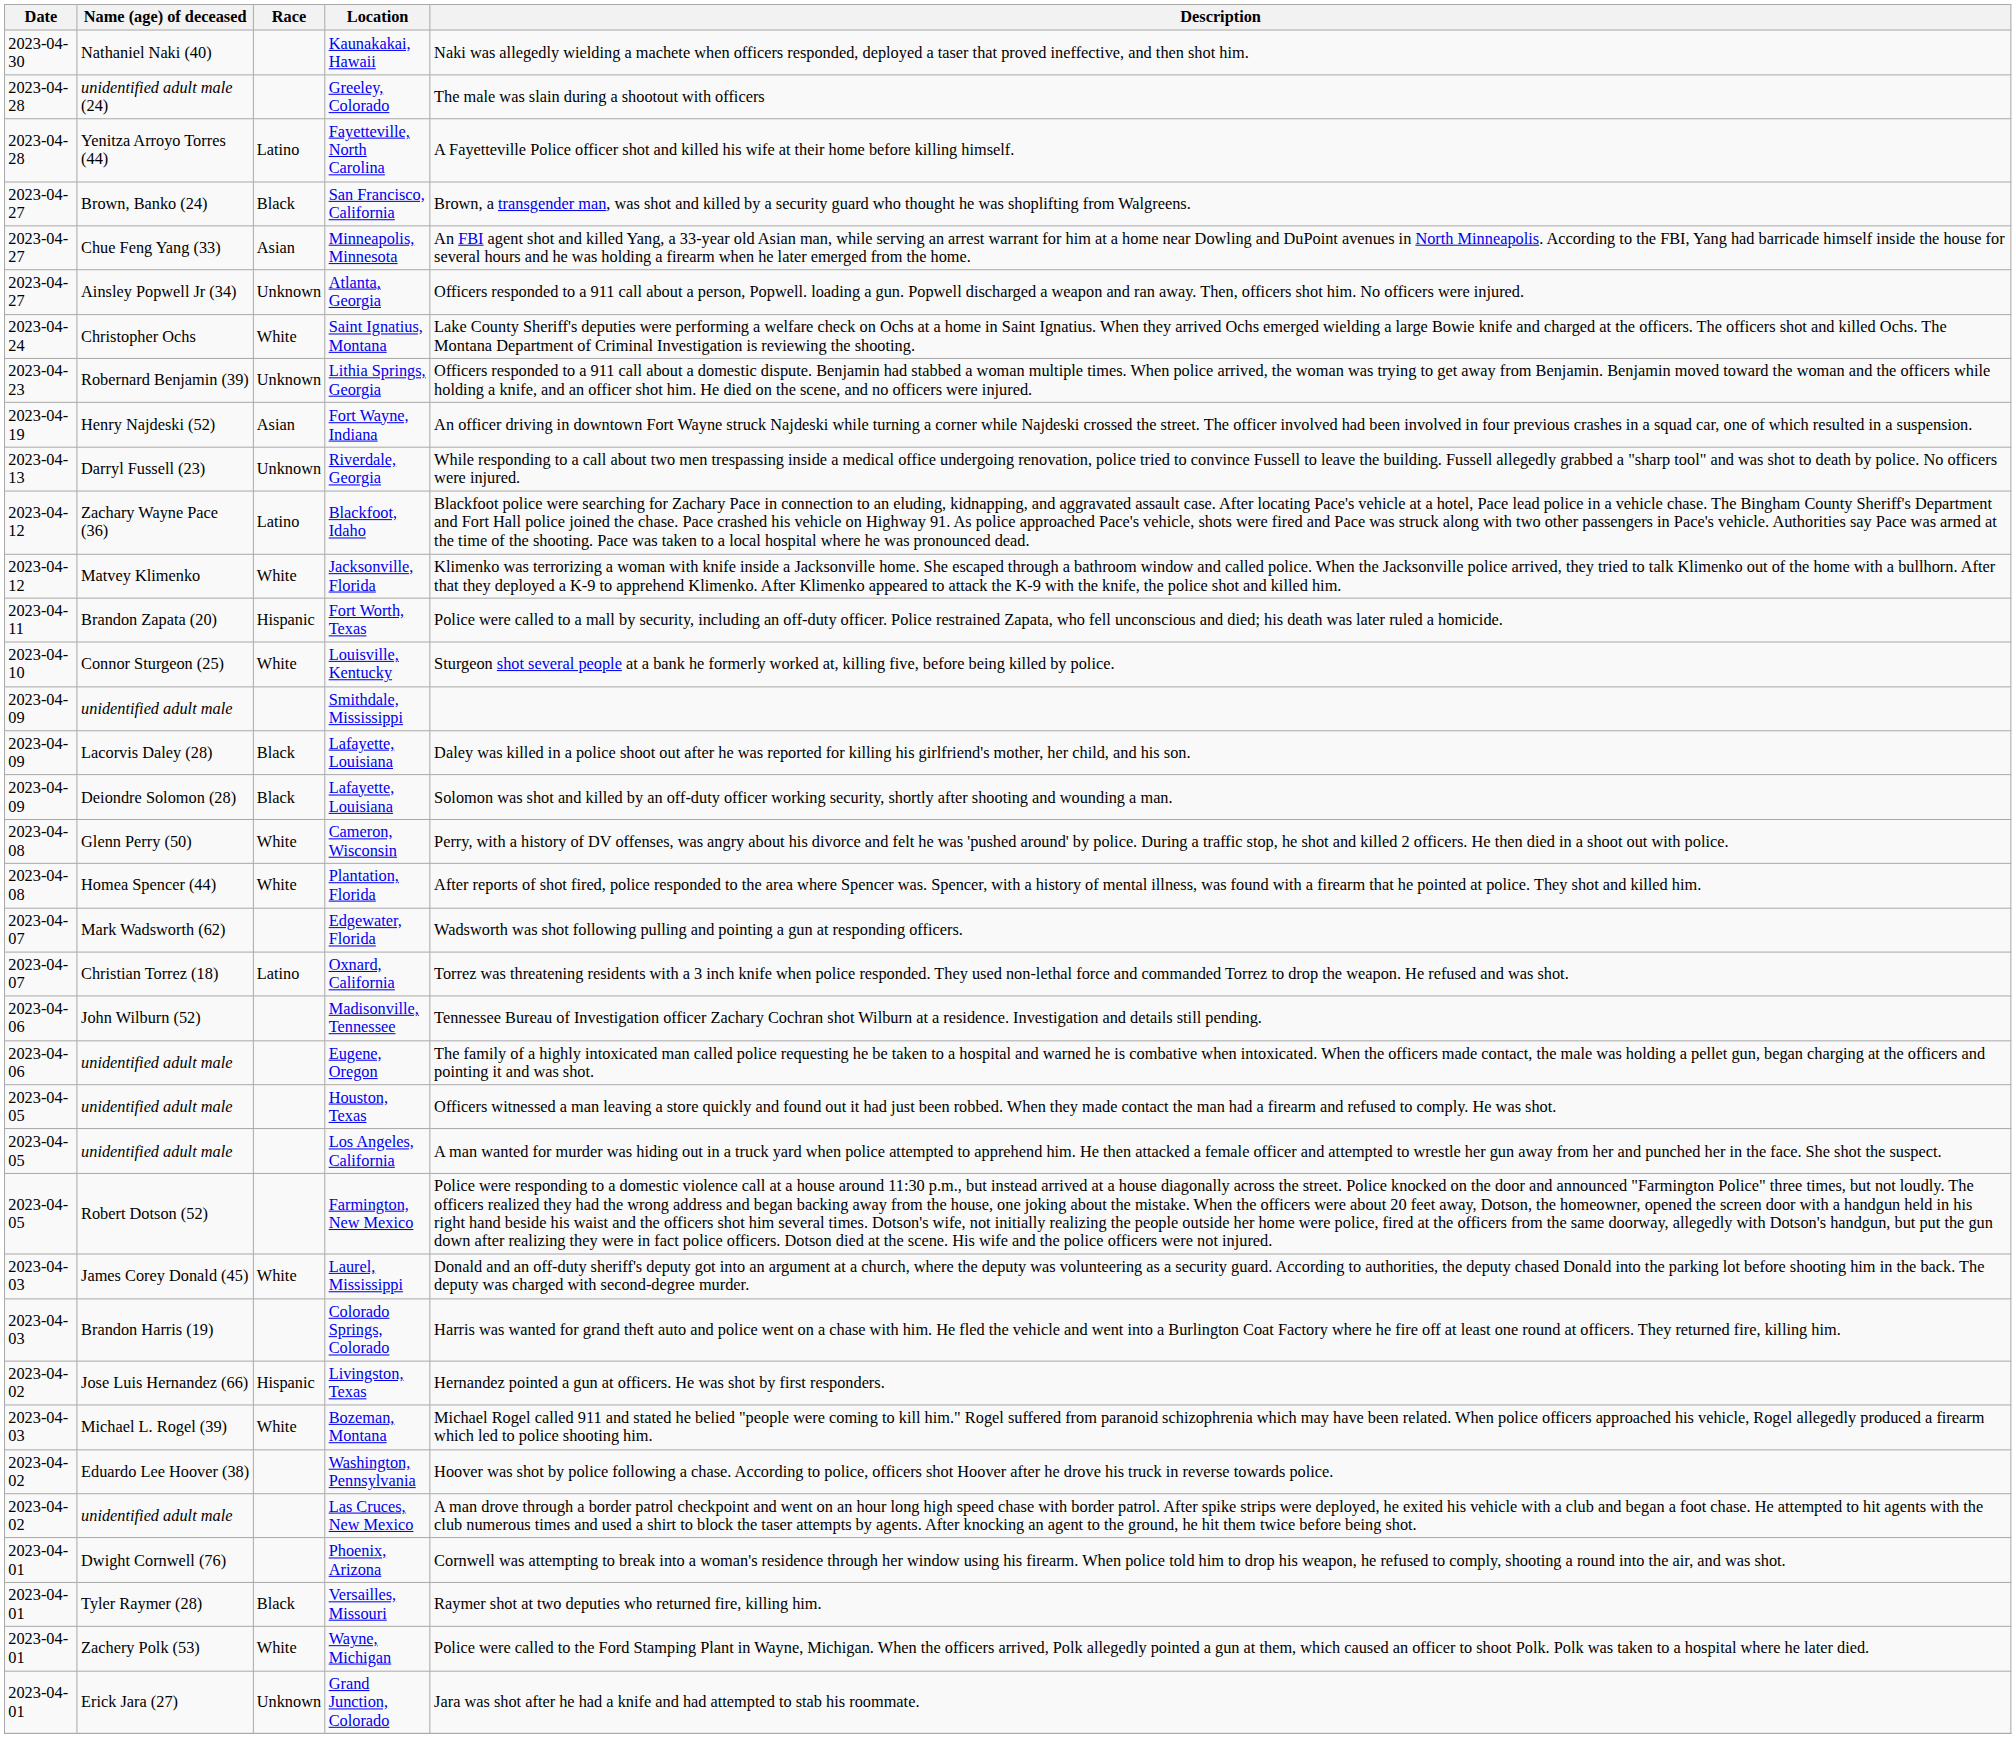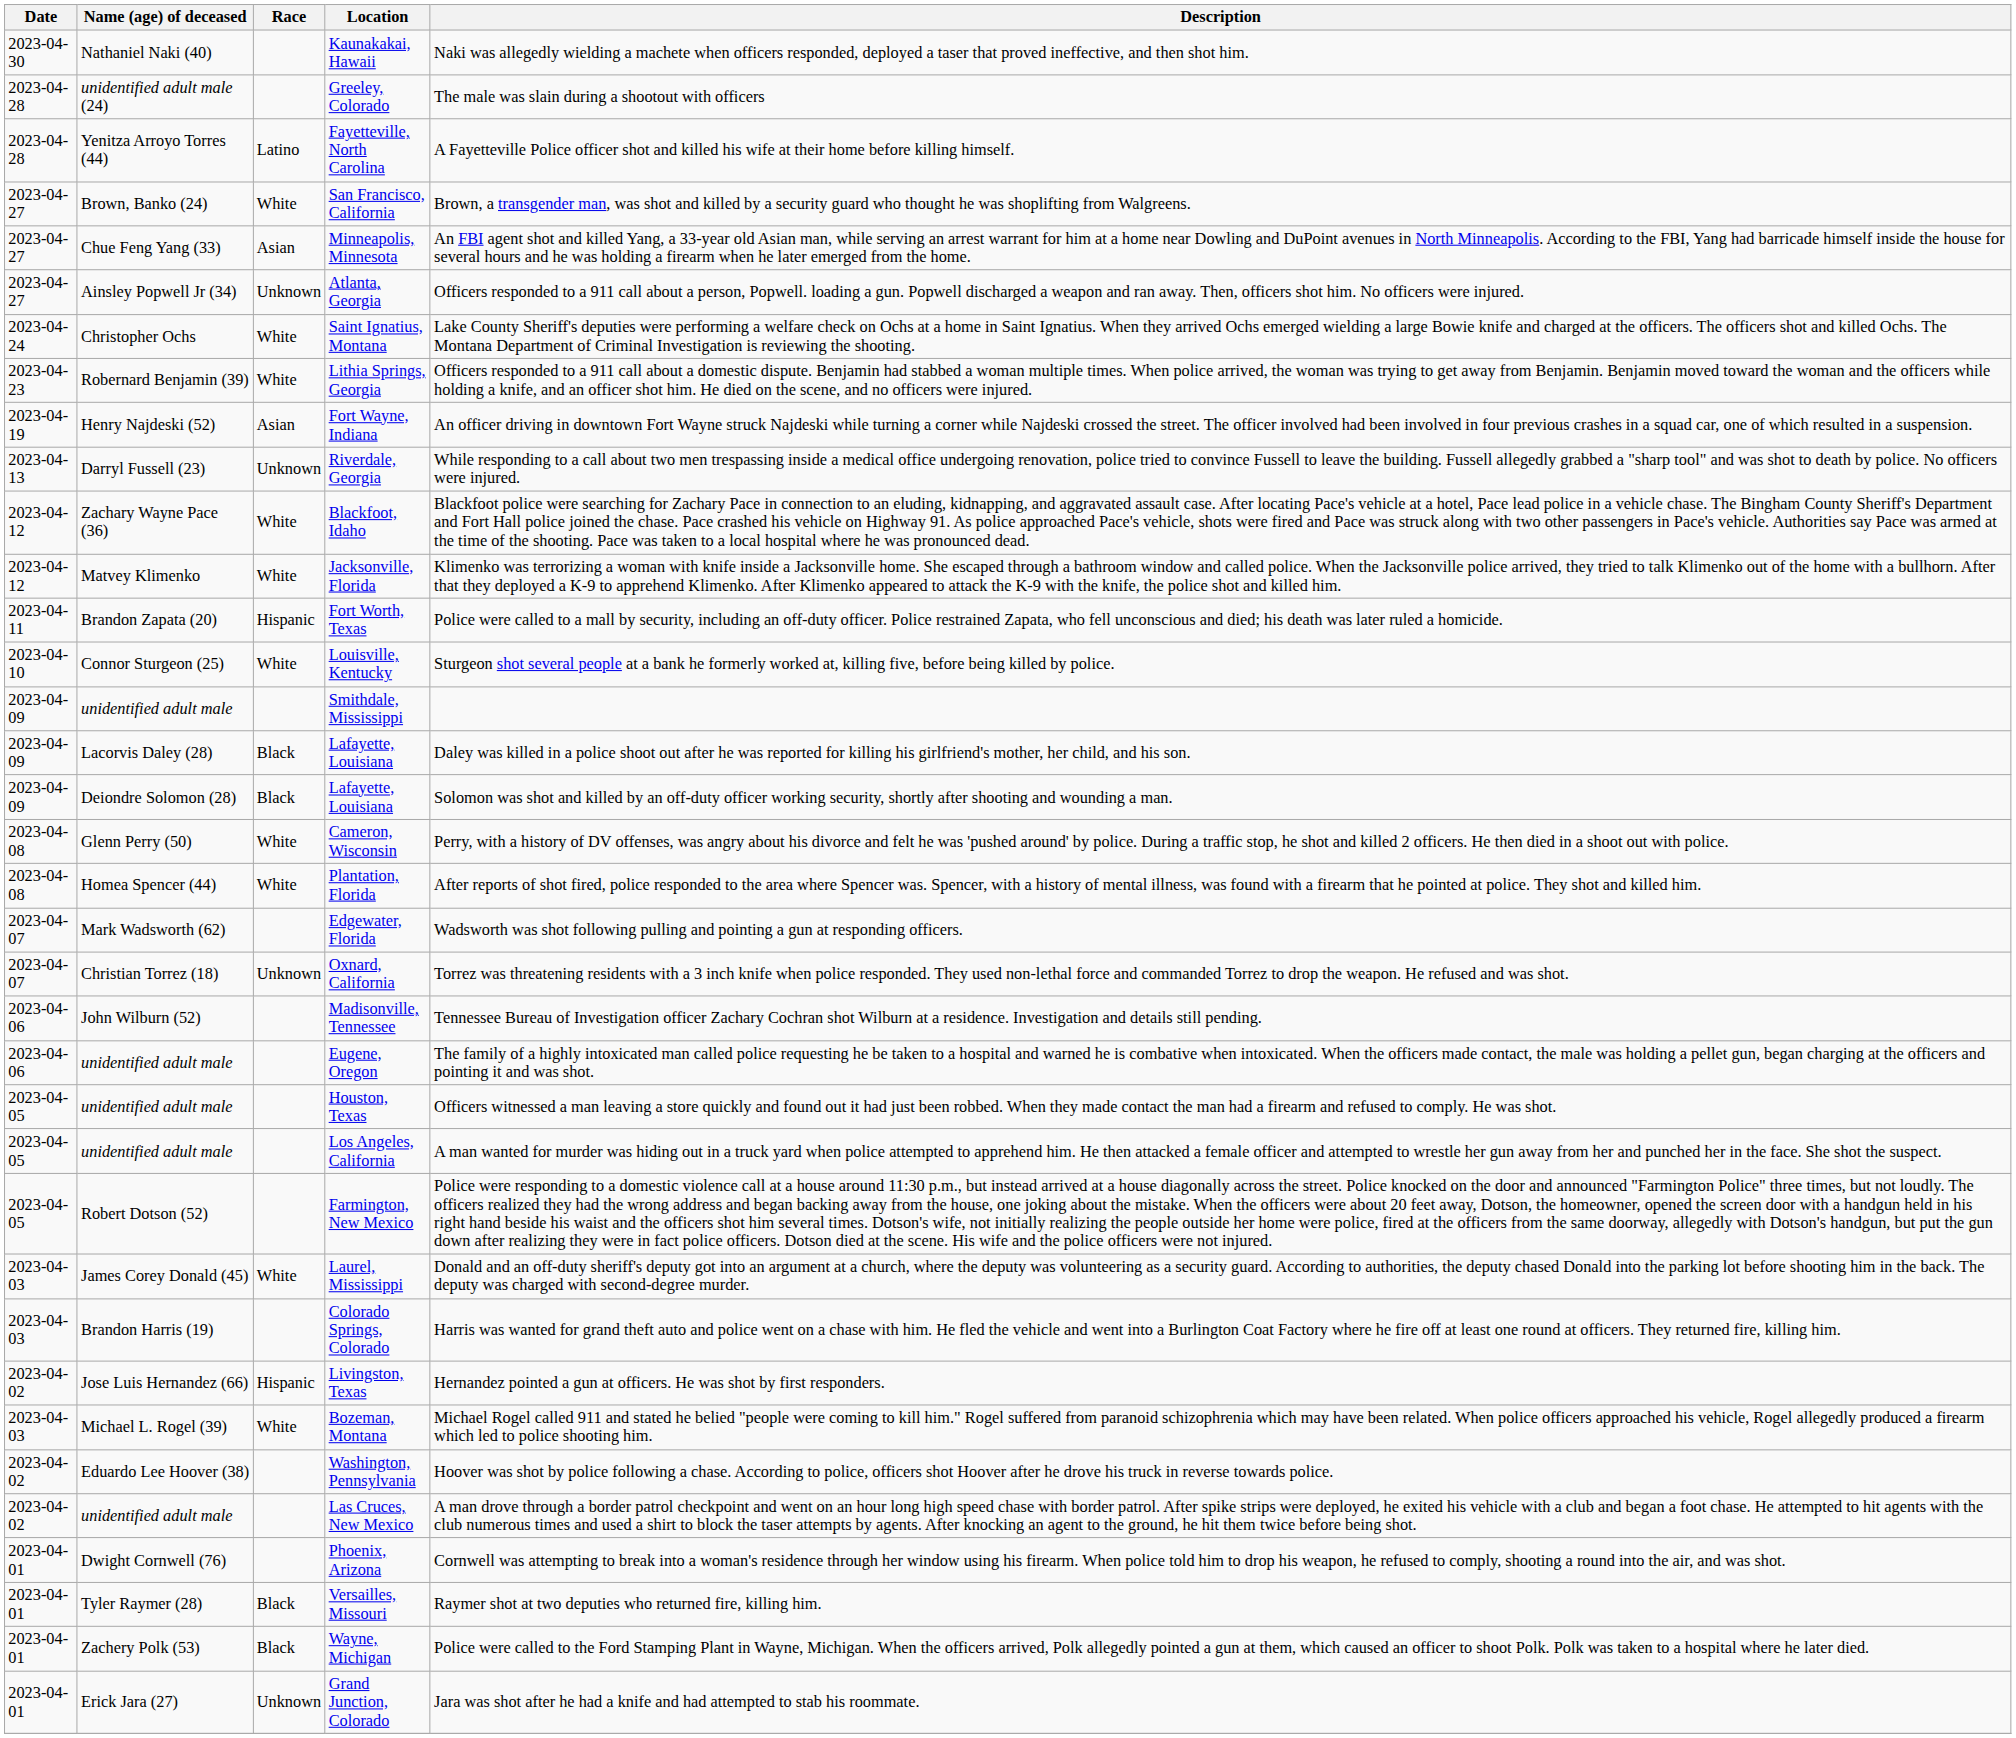(276, 203) Black -> (277, 203) White
(289, 380) Unknown -> (277, 380) White
(278, 522) Latino -> (277, 522) White
(278, 974) Latino -> (289, 974) Unknown
(277, 1648) White -> (276, 1648) Black
